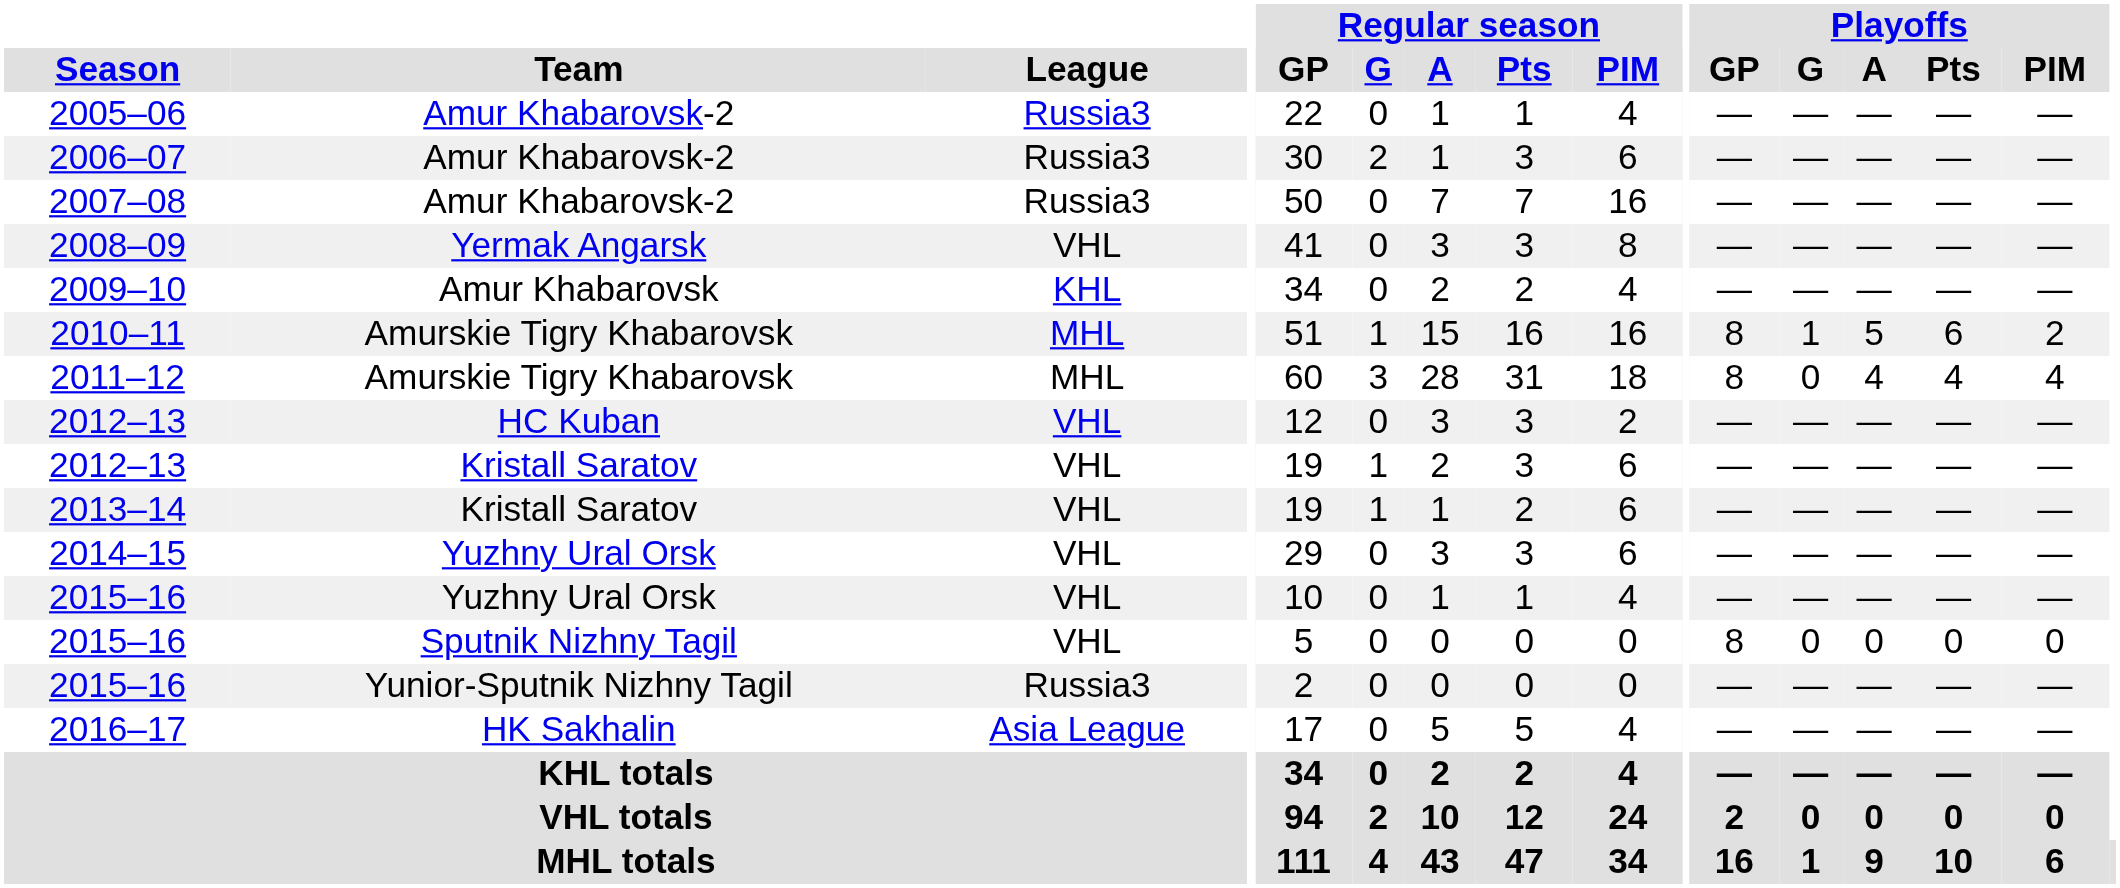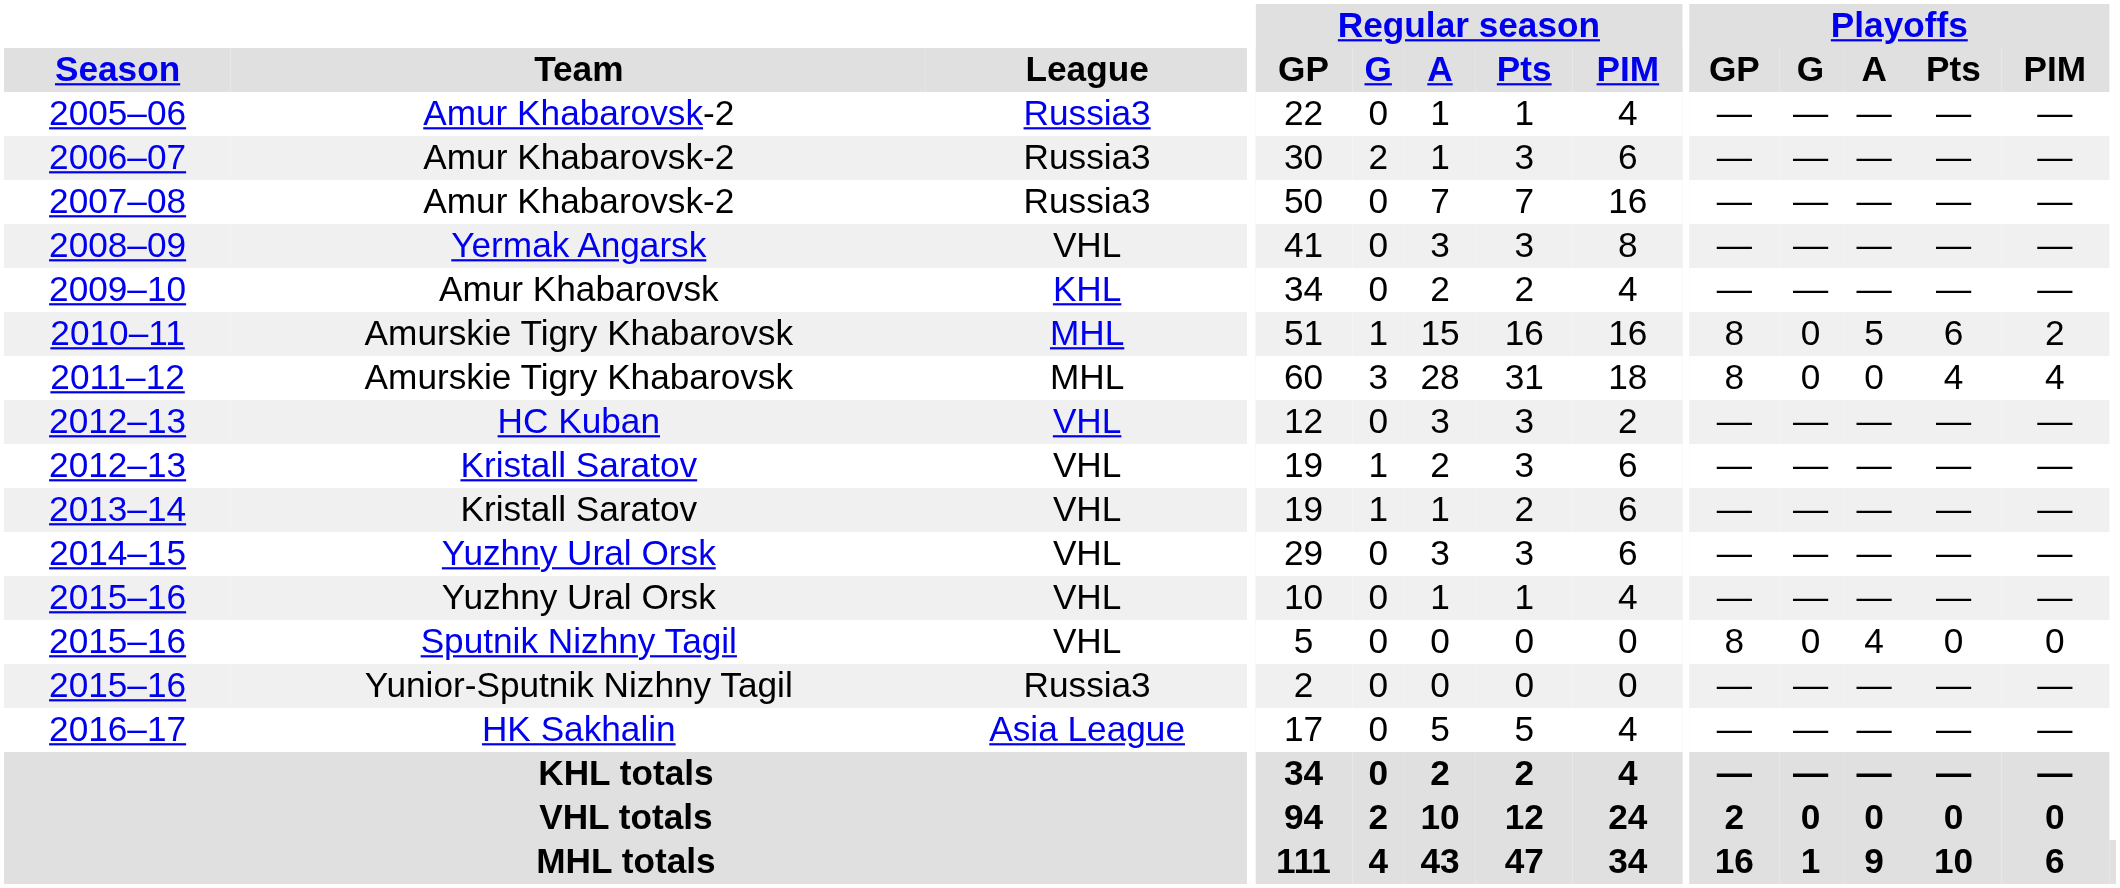(1811, 333) 1 -> (1811, 333) 0
(1874, 377) 4 -> (1874, 377) 0
(1874, 641) 0 -> (1874, 641) 4
